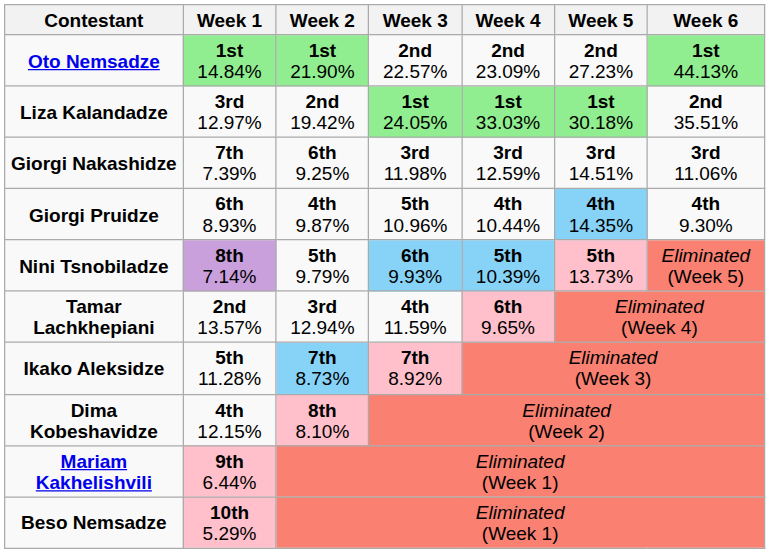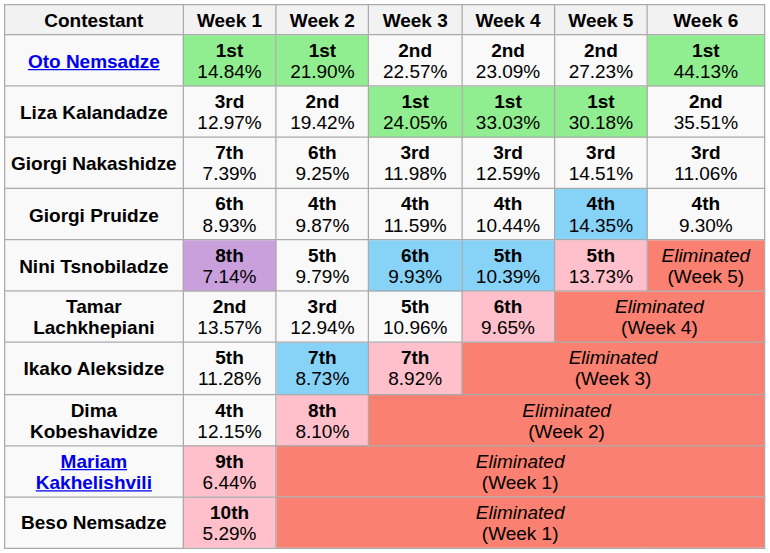(415, 215) 5th 10.96% -> (415, 215) 4th 11.59%
(415, 317) 4th 11.59% -> (415, 317) 5th 10.96%
